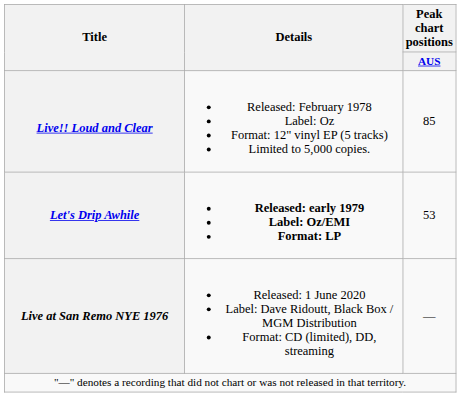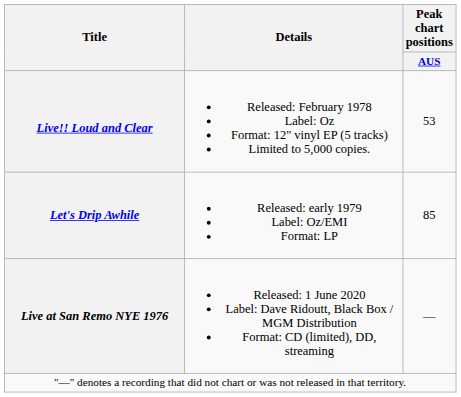(429, 121) 85 -> (429, 121) 53
(294, 222) bold -> (294, 222) normal
(429, 215) 53 -> (429, 215) 85
